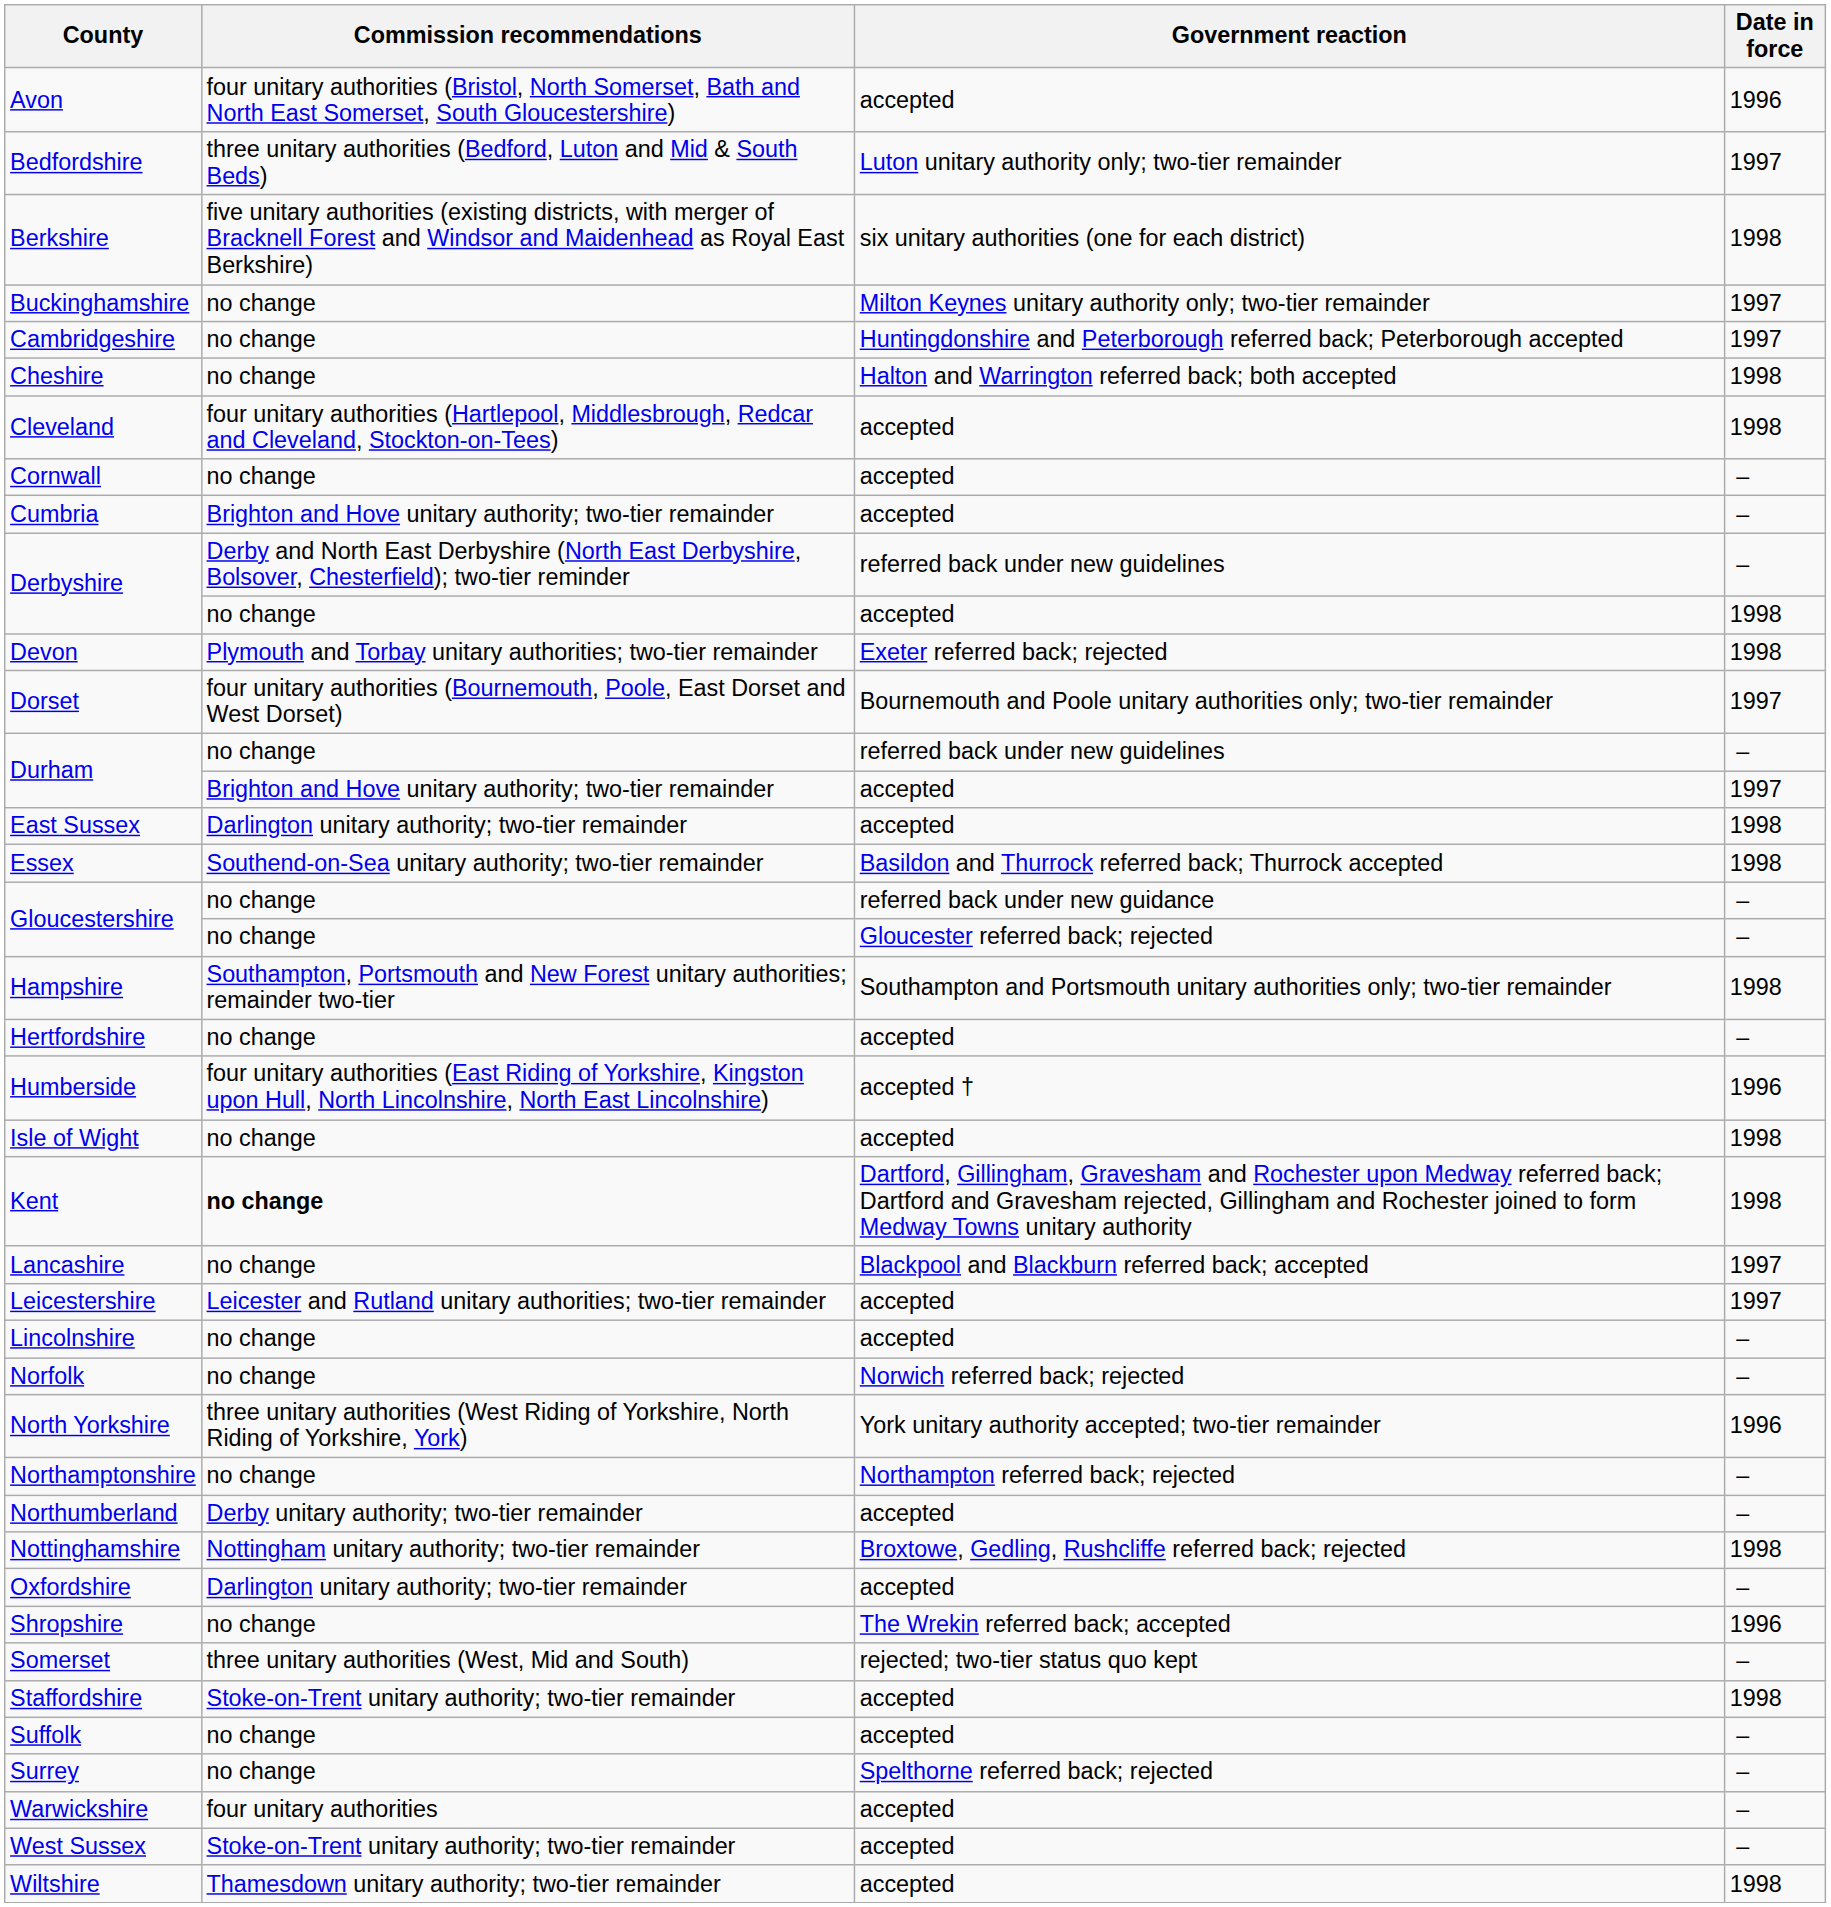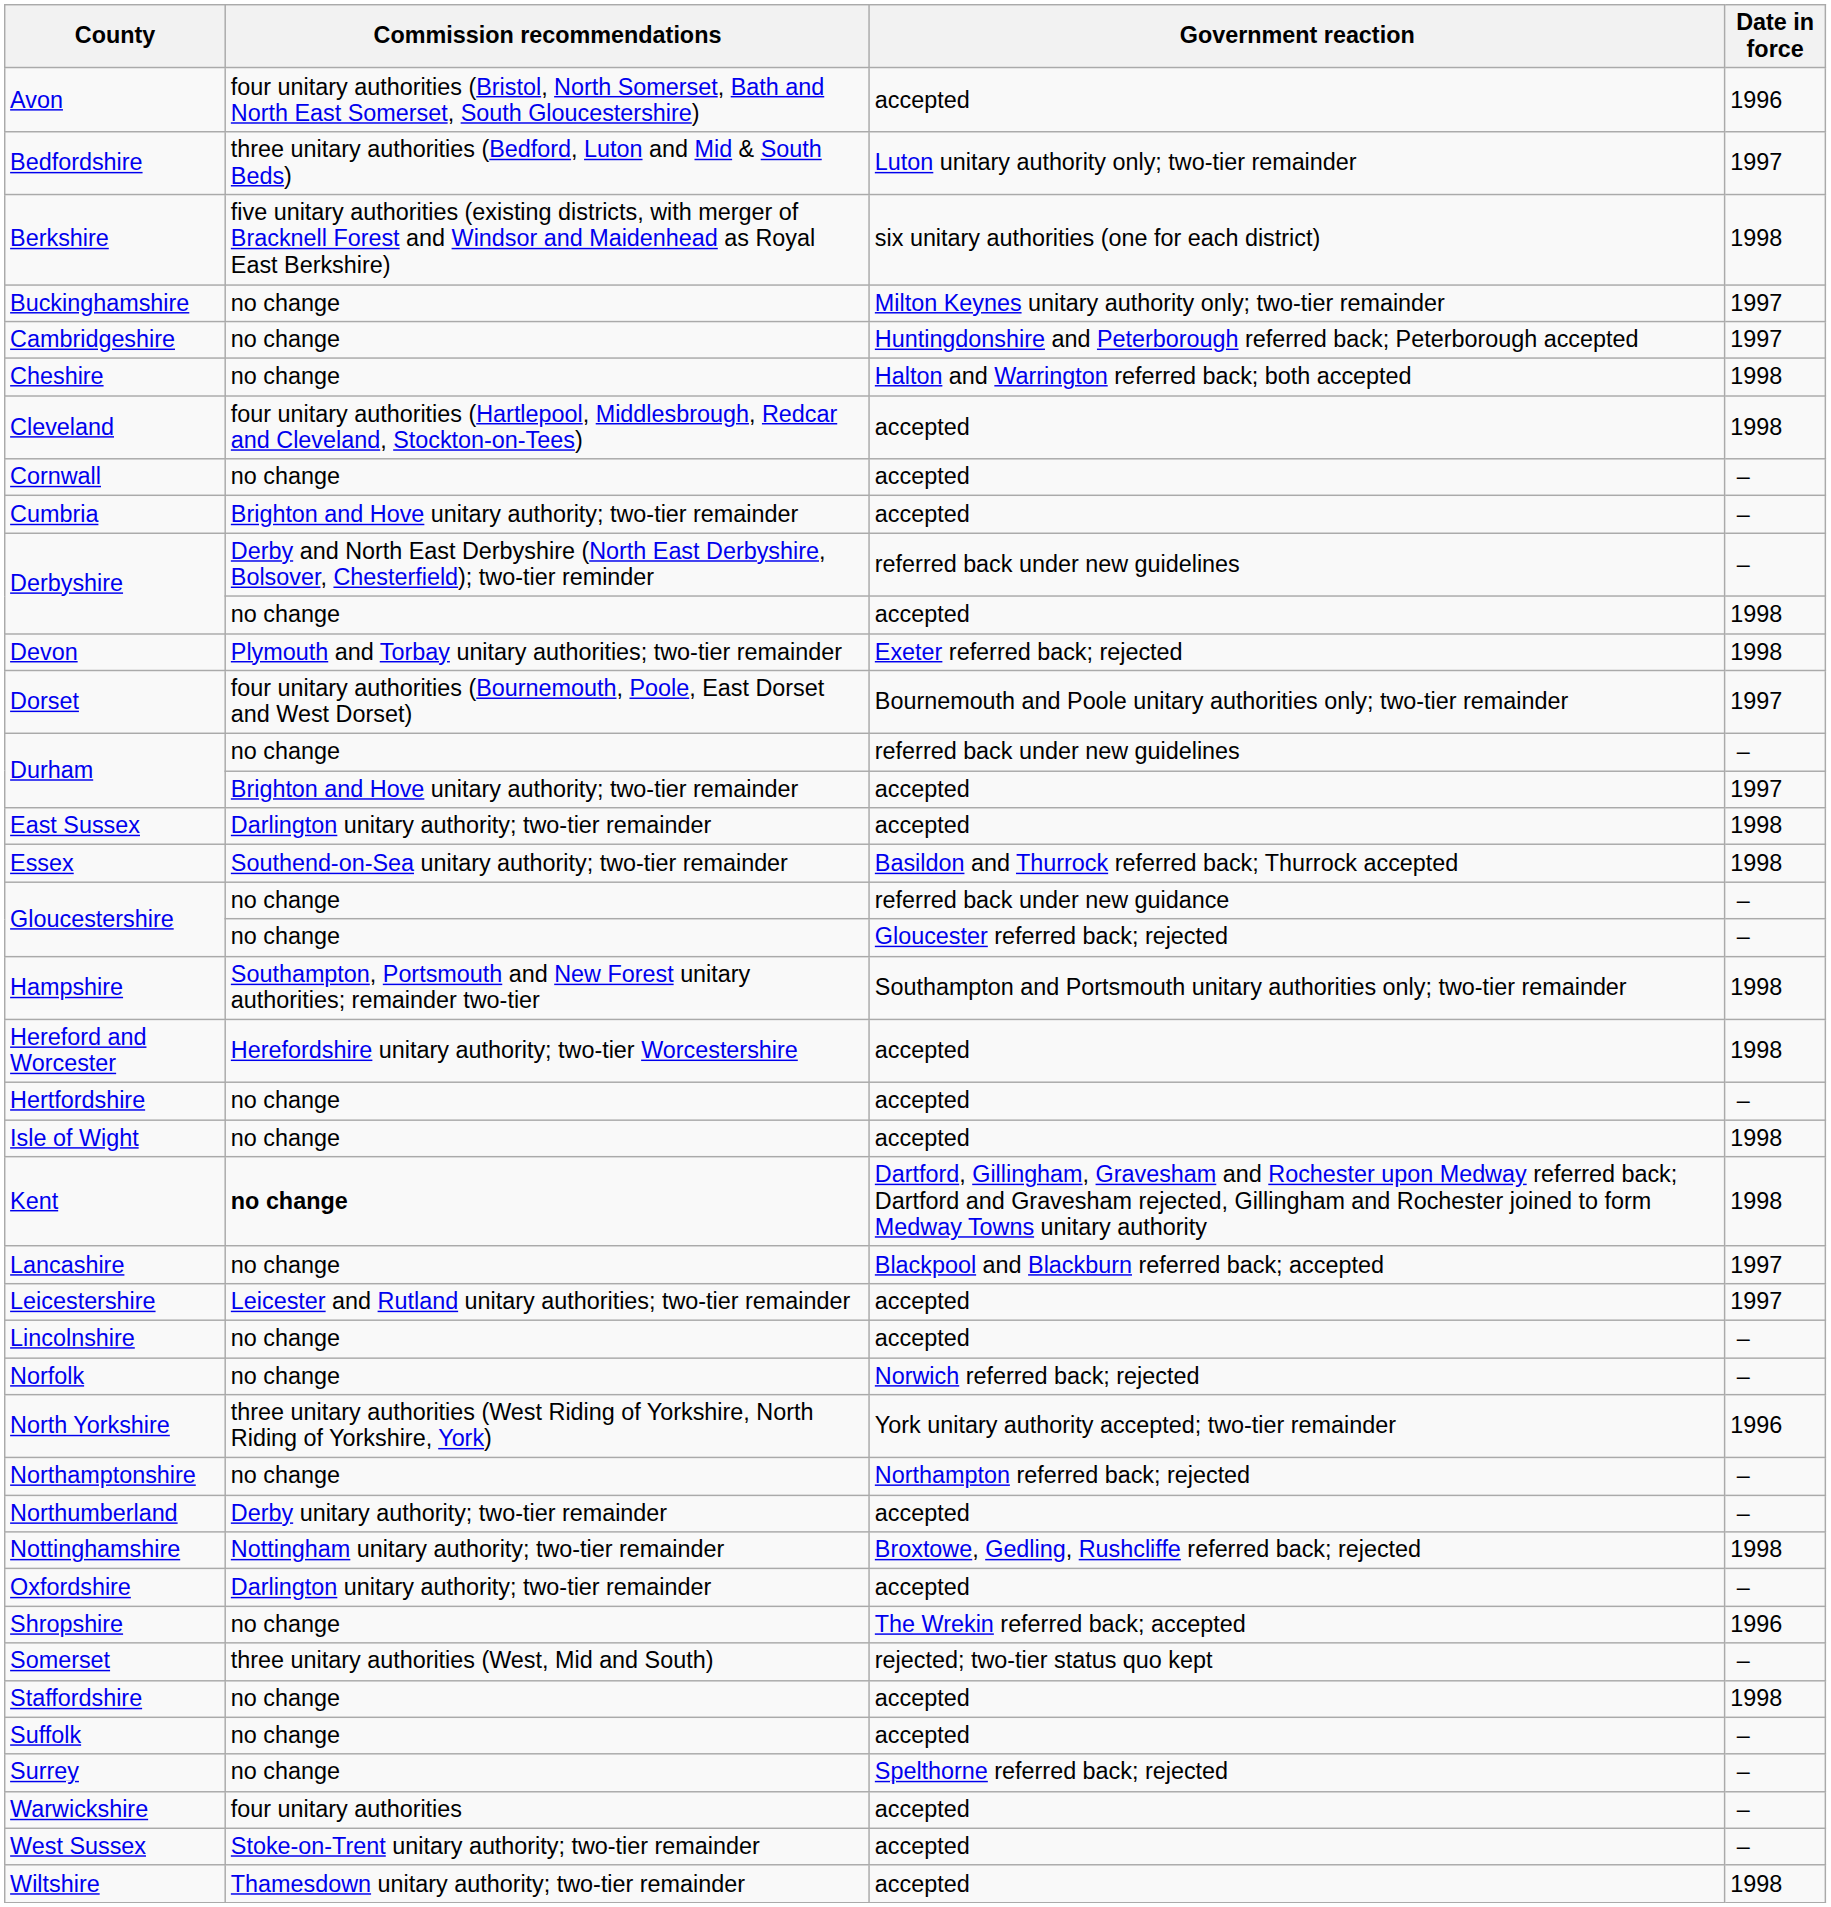+ row: (78, 1050)
- row: (73, 1087)
(471, 1698) Stoke-on-Trent unitary authority; two-tier remainder -> (285, 1698) no change
